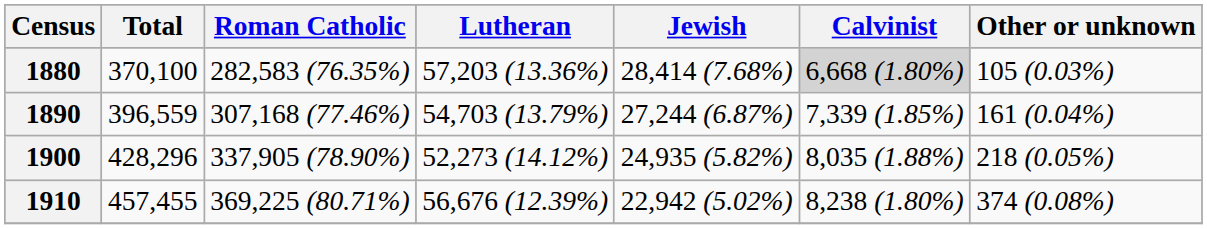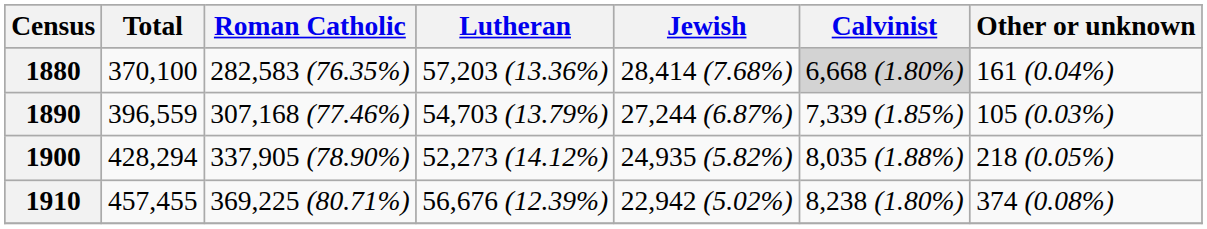(1045, 69) 105 (0.03%) -> (1045, 69) 161 (0.04%)
(1045, 113) 161 (0.04%) -> (1045, 113) 105 (0.03%)
(153, 157) 428,296 -> (153, 157) 428,294
